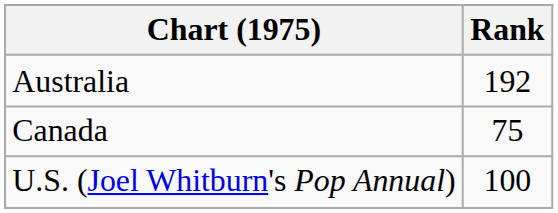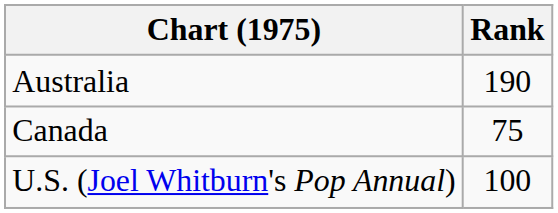(507, 80) 192 -> (507, 80) 190
